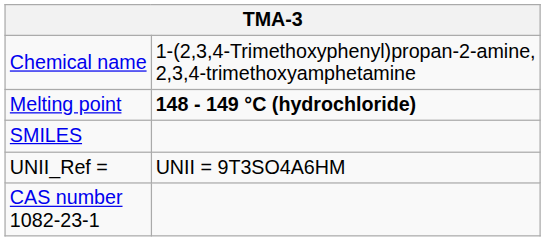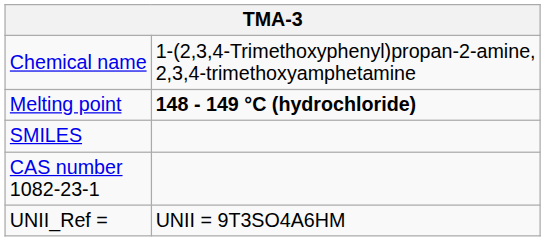rows swapped: (66, 209) <-> (59, 167)
